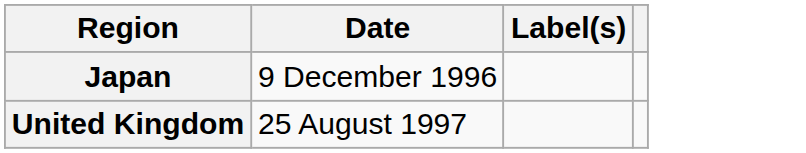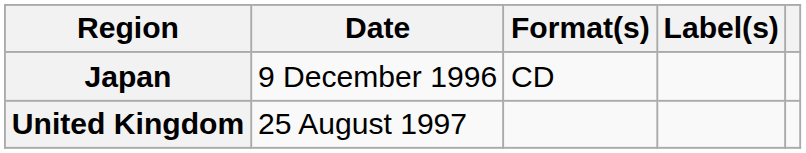+ column: (580, 28)
